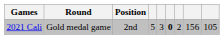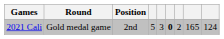(192, 27) 156 -> (192, 27) 165
(210, 27) 105 -> (210, 27) 124
